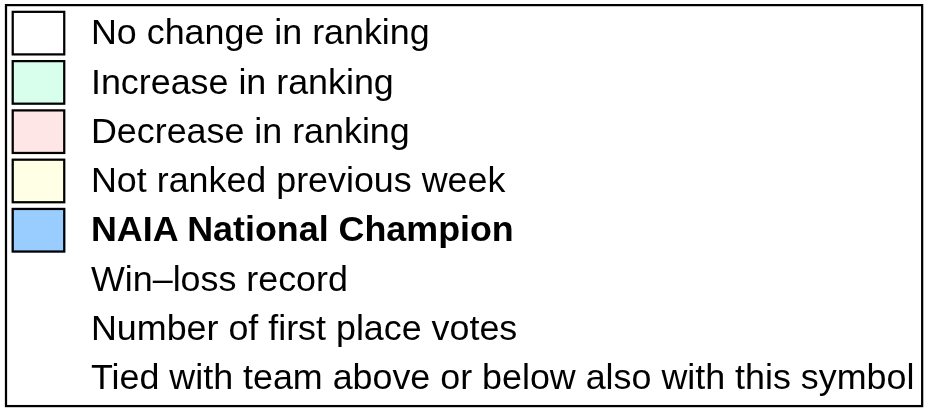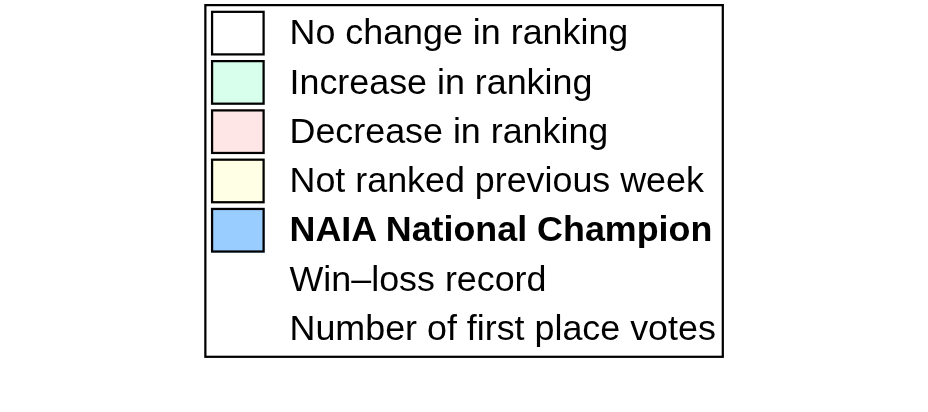- row: (503, 377)
